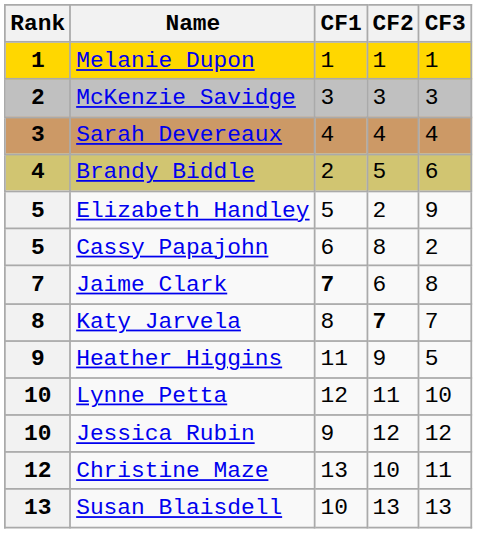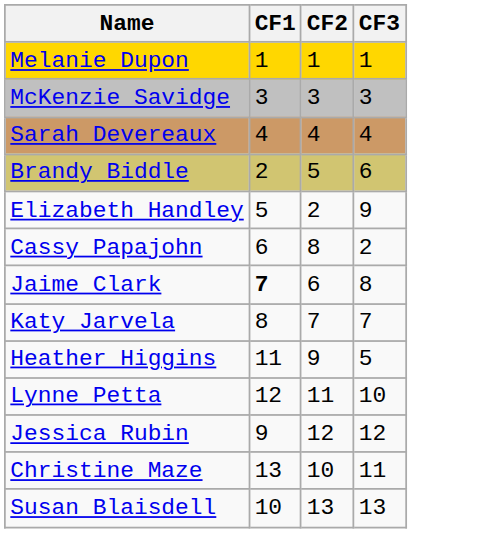- column: (38, 24)
(379, 322) bold -> (314, 322) normal
